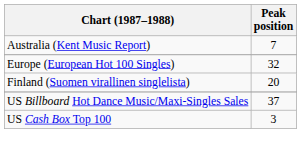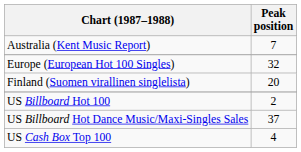+ row: (59, 100)
(274, 119) 3 -> (274, 138) 4
